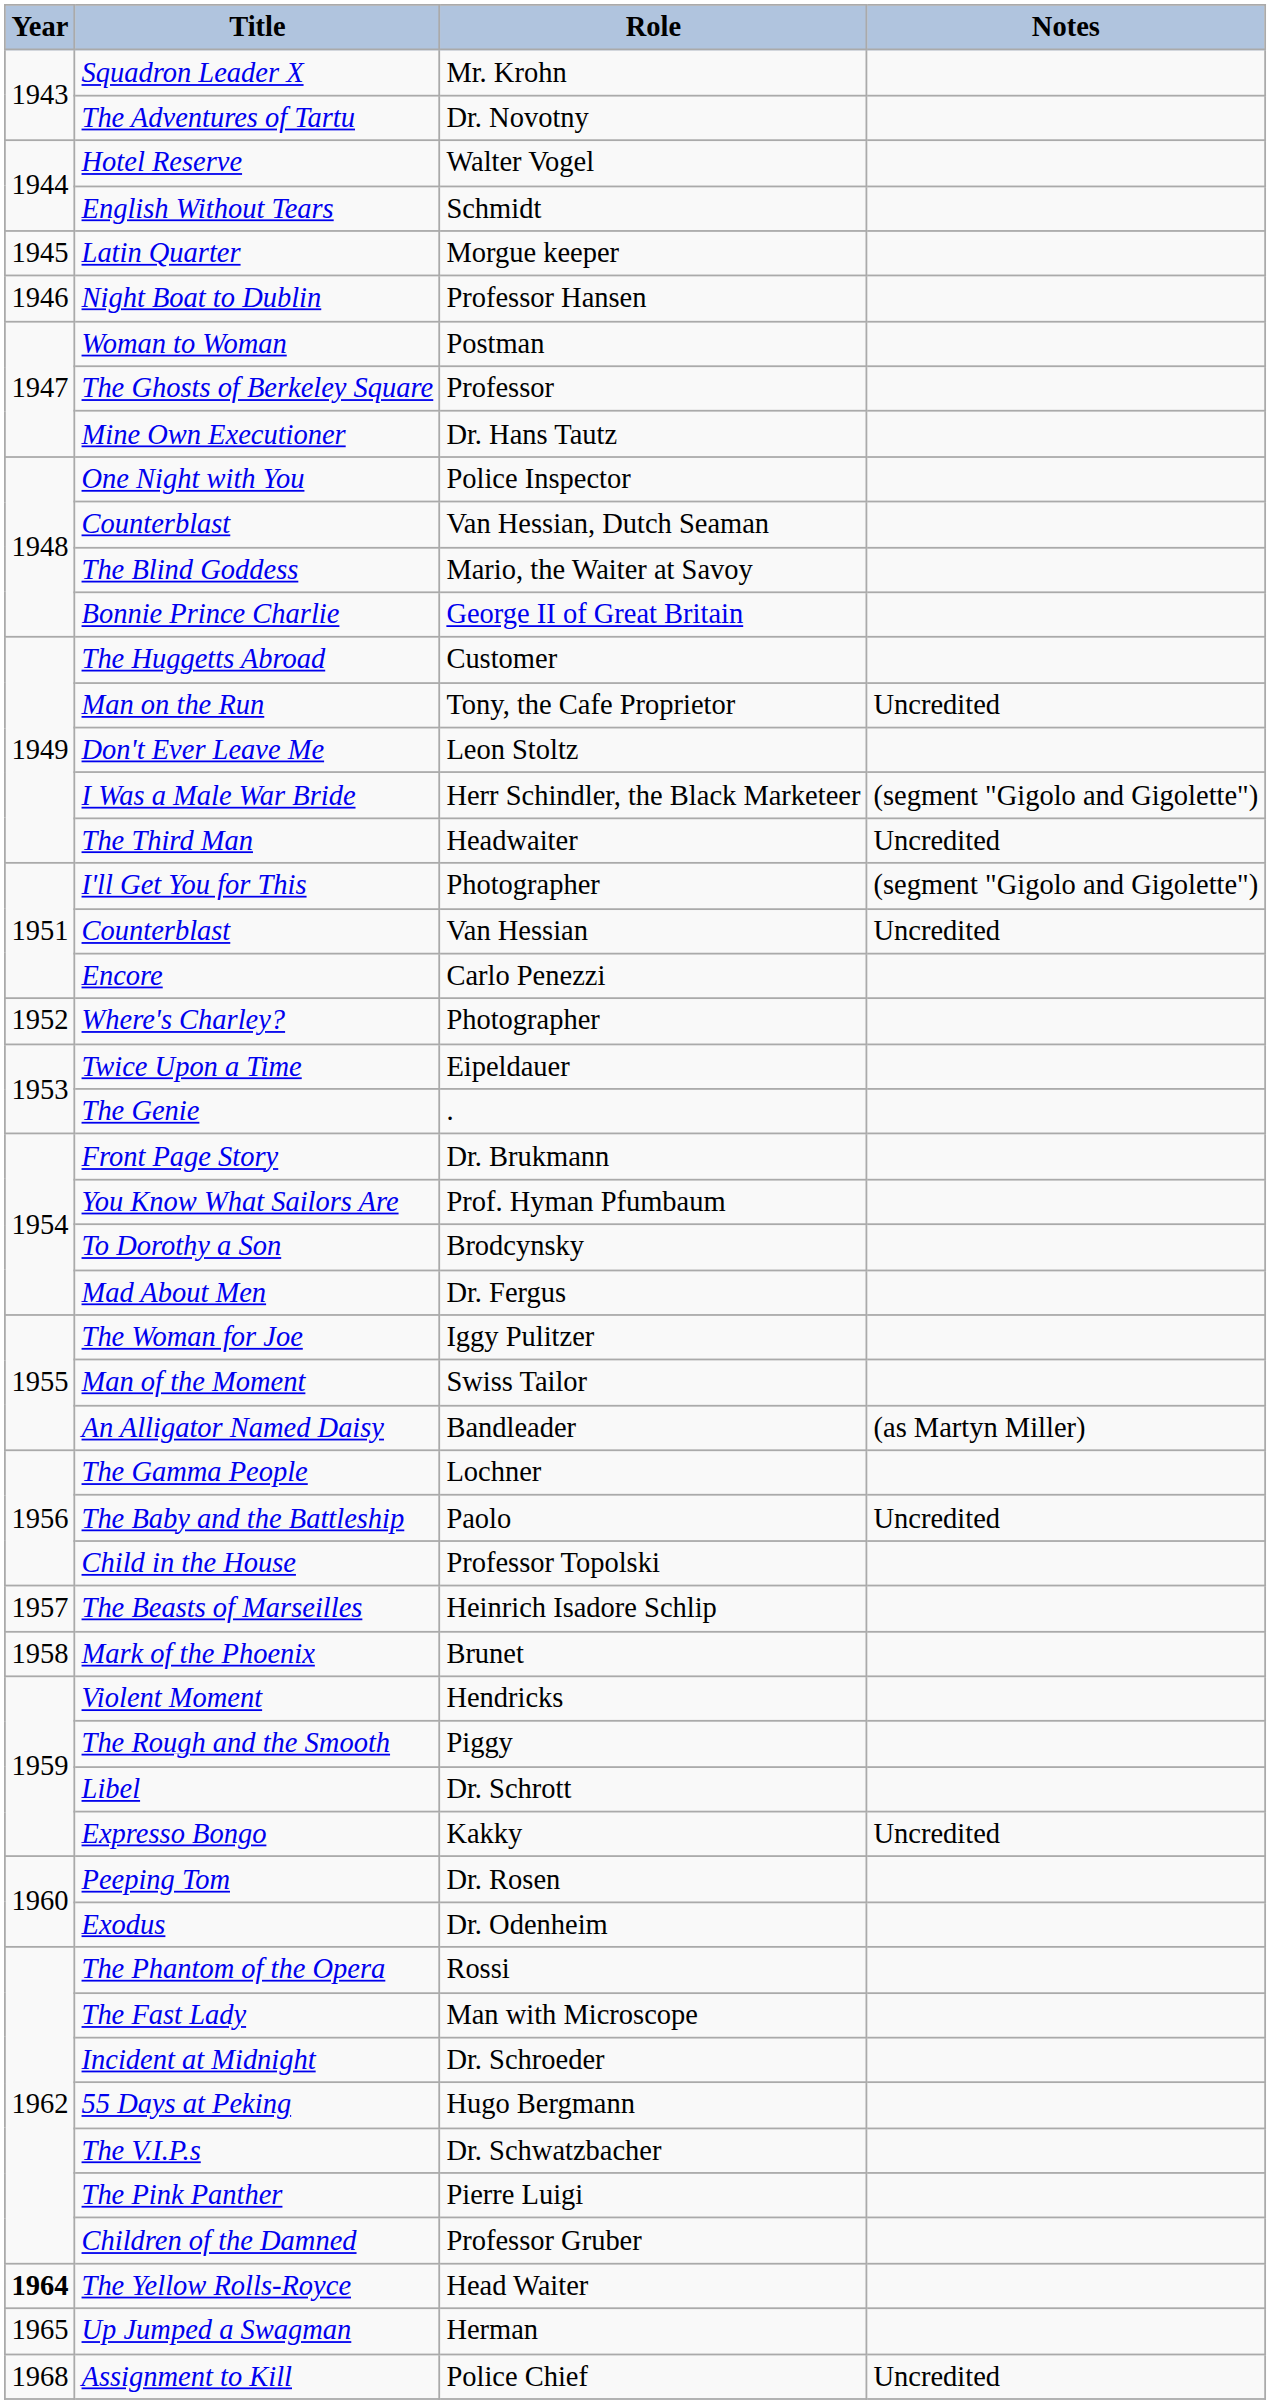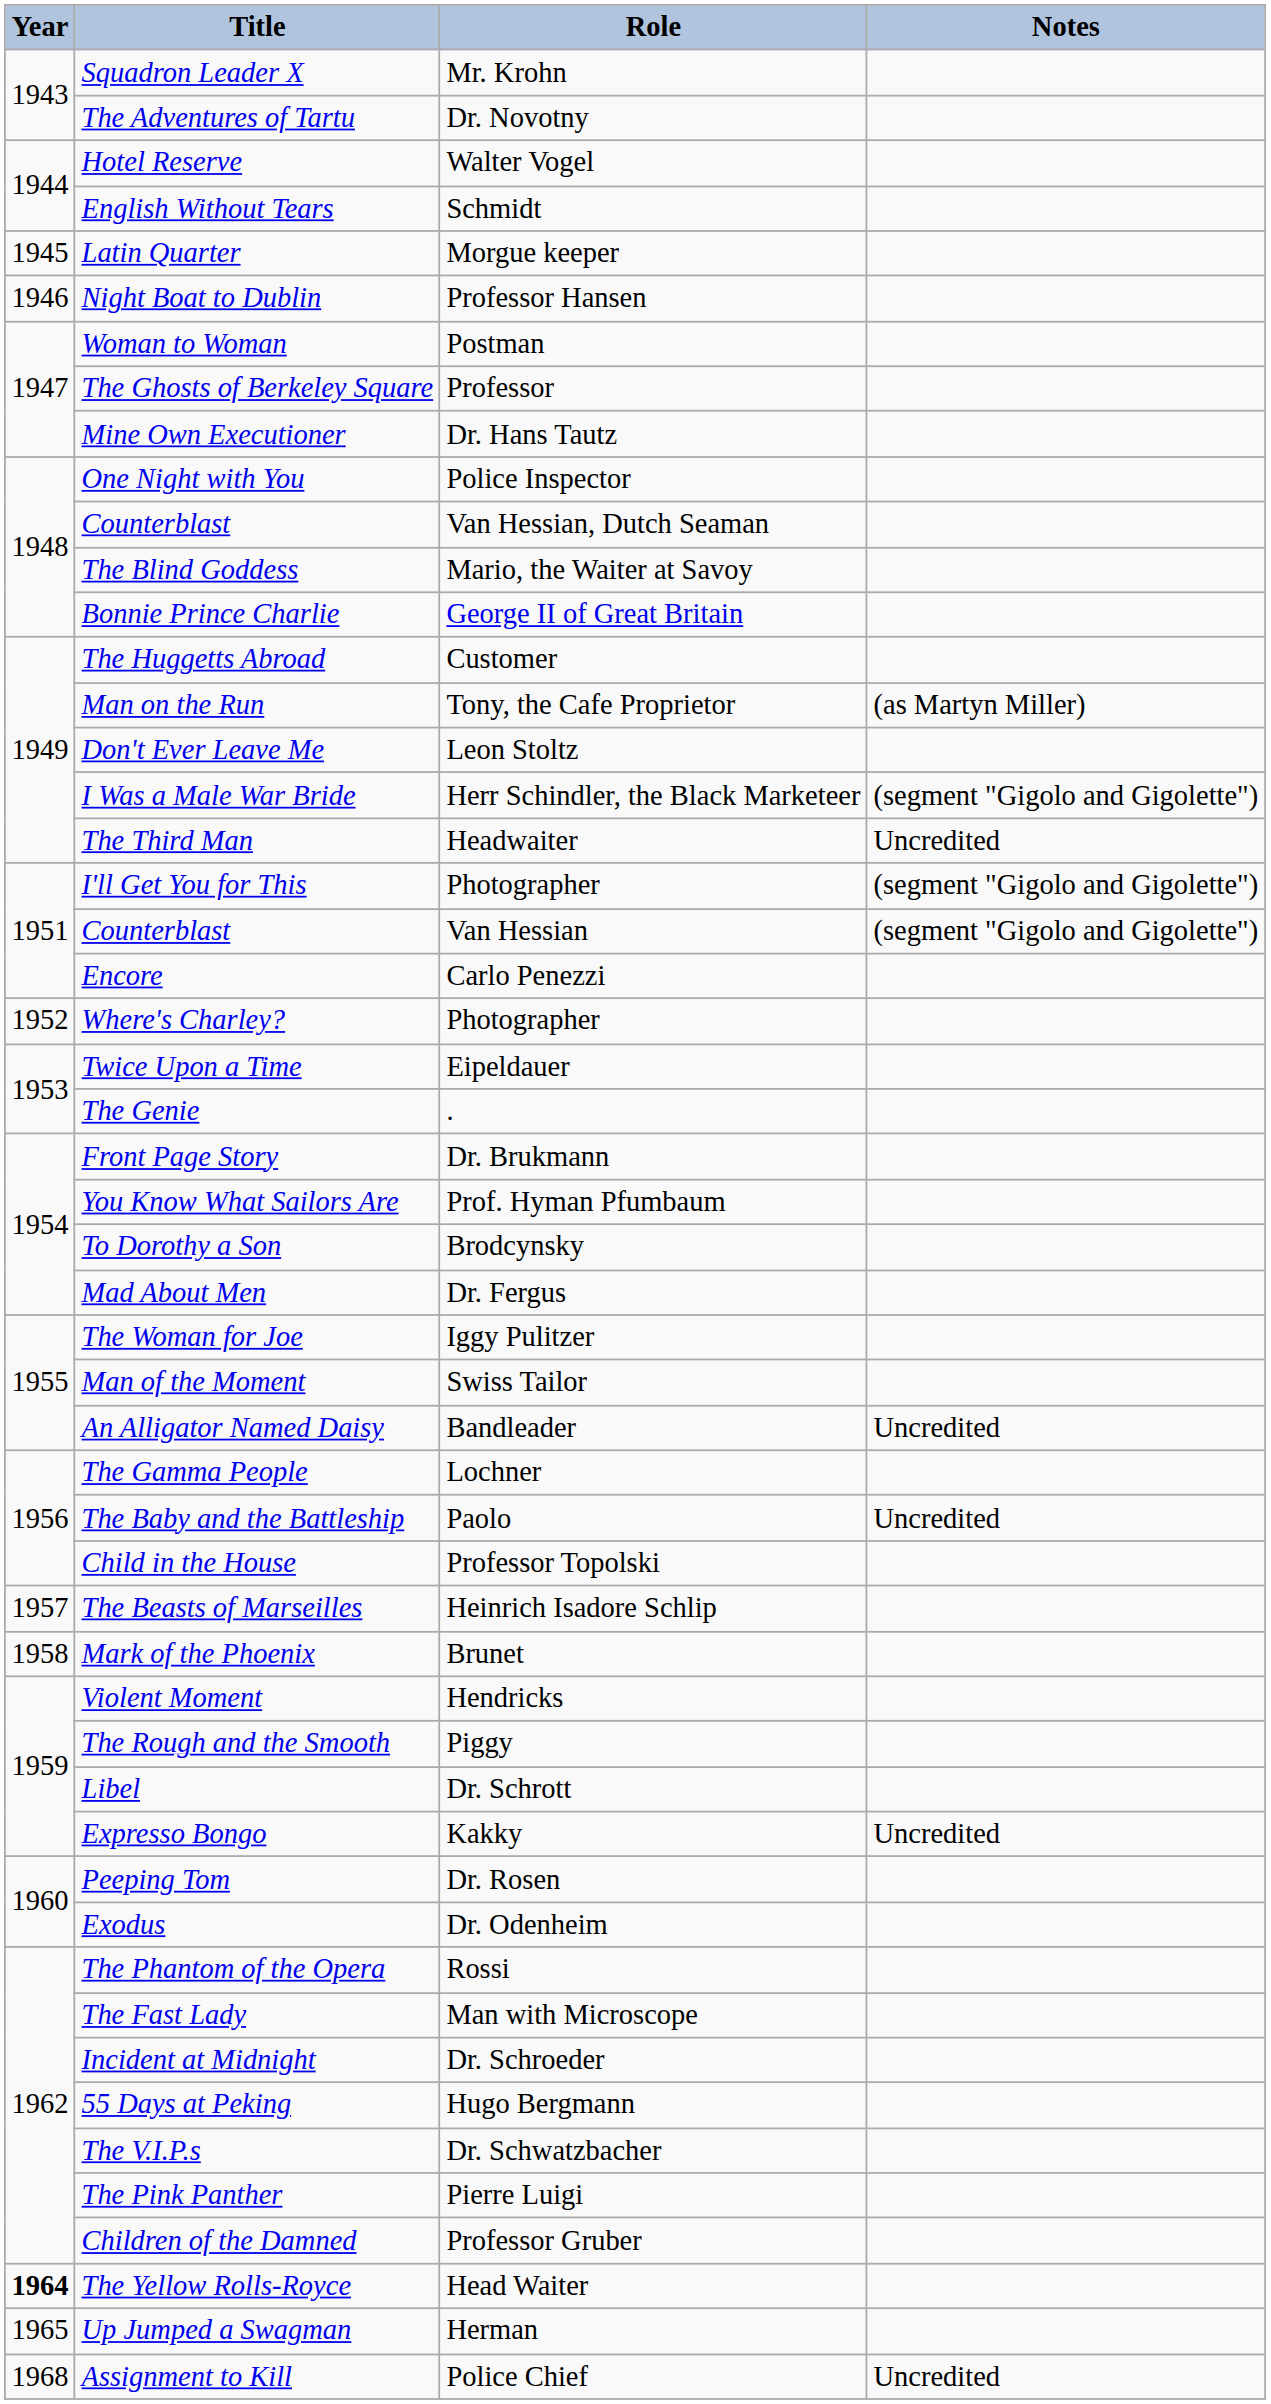(937, 704) Uncredited -> (980, 704) (as Martyn Miller)
(937, 930) Uncredited -> (1066, 930) (segment "Gigolo and Gigolette")
(980, 1427) (as Martyn Miller) -> (937, 1427) Uncredited
